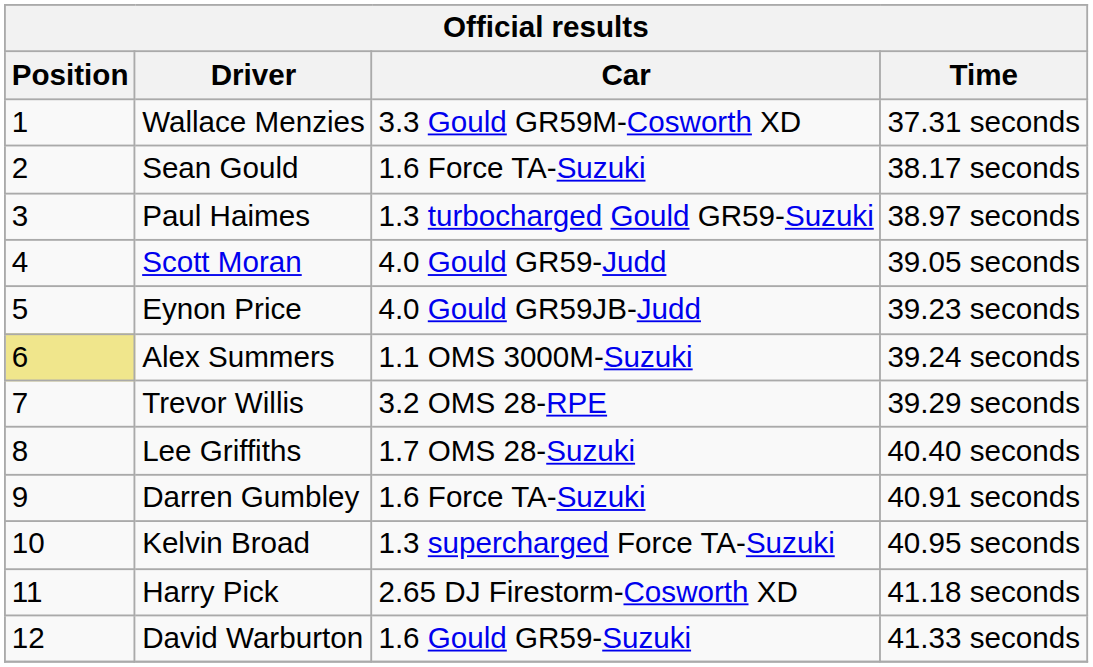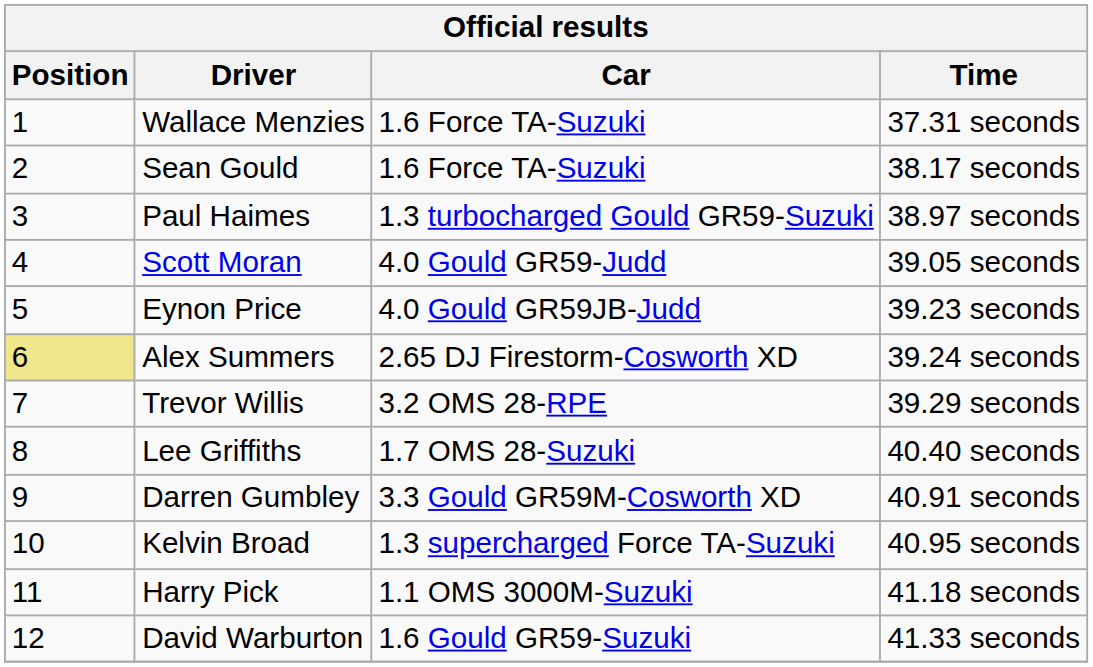(590, 121) 3.3 Gould GR59M-Cosworth XD -> (512, 121) 1.6 Force TA-Suzuki
(536, 356) 1.1 OMS 3000M-Suzuki -> (588, 356) 2.65 DJ Firestorm-Cosworth XD
(512, 497) 1.6 Force TA-Suzuki -> (590, 497) 3.3 Gould GR59M-Cosworth XD
(588, 591) 2.65 DJ Firestorm-Cosworth XD -> (536, 591) 1.1 OMS 3000M-Suzuki
